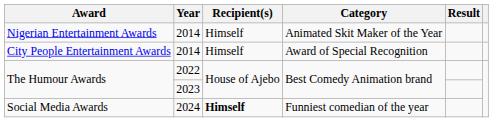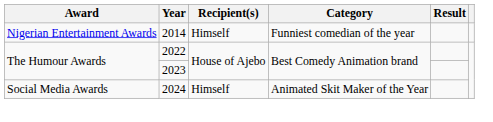(364, 32) Animated Skit Maker of the Year -> (343, 32) Funniest comedian of the year
- row: (89, 51)
(225, 107) bold -> (210, 88) normal
(357, 107) Funniest comedian of the year -> (350, 88) Animated Skit Maker of the Year
